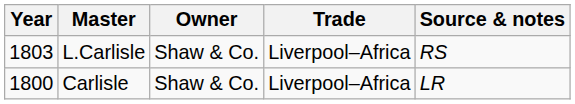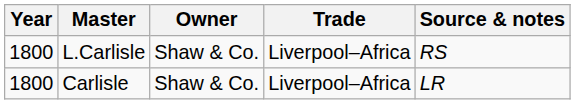(31, 51) 1803 -> (31, 51) 1800
